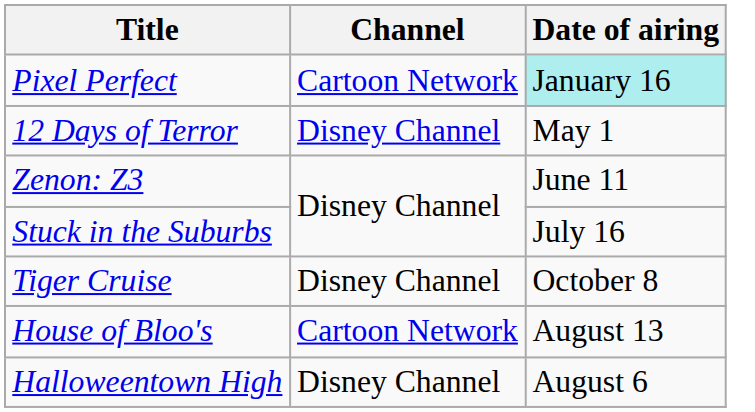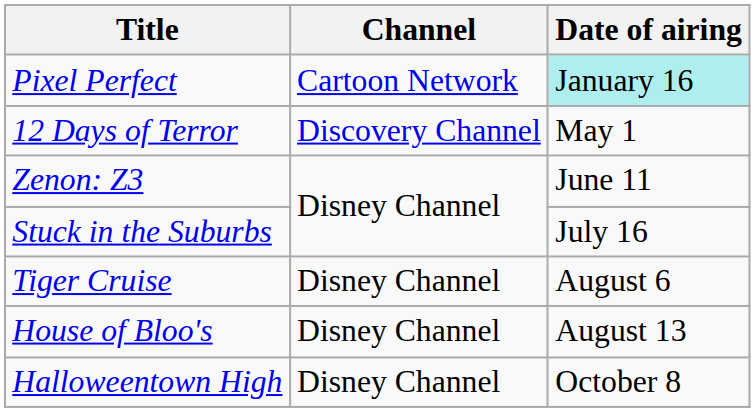(399, 130) Disney Channel -> (419, 130) Discovery Channel
(595, 280) October 8 -> (613, 280) August 6
(407, 331) Cartoon Network -> (399, 331) Disney Channel
(590, 381) August 6 -> (618, 381) October 8
